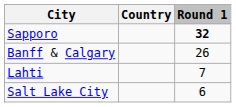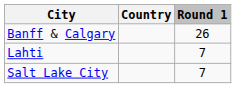- row: (33, 34)
(202, 92) 6 -> (202, 73) 7
